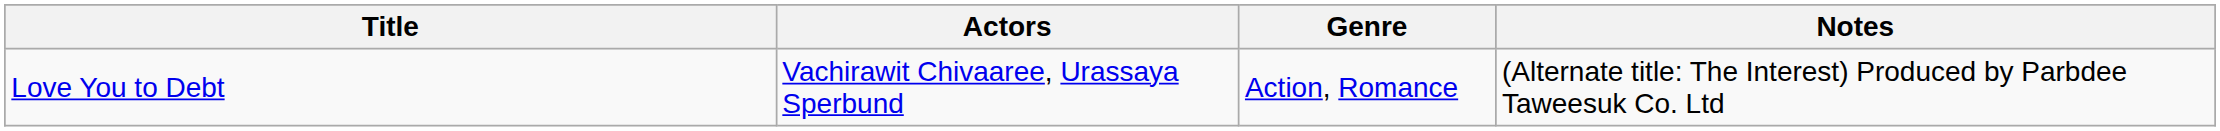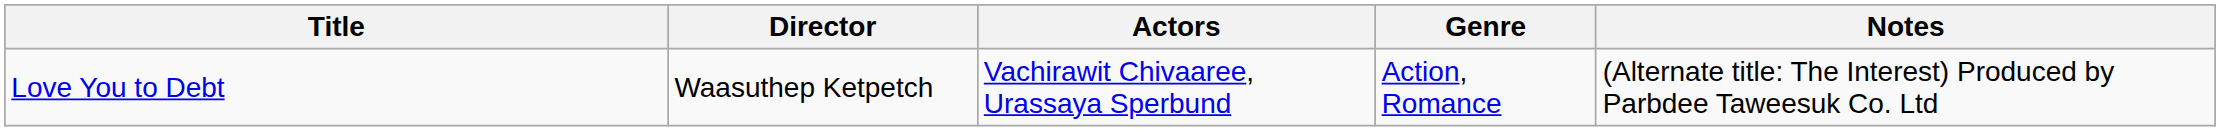+ column: (823, 26)
